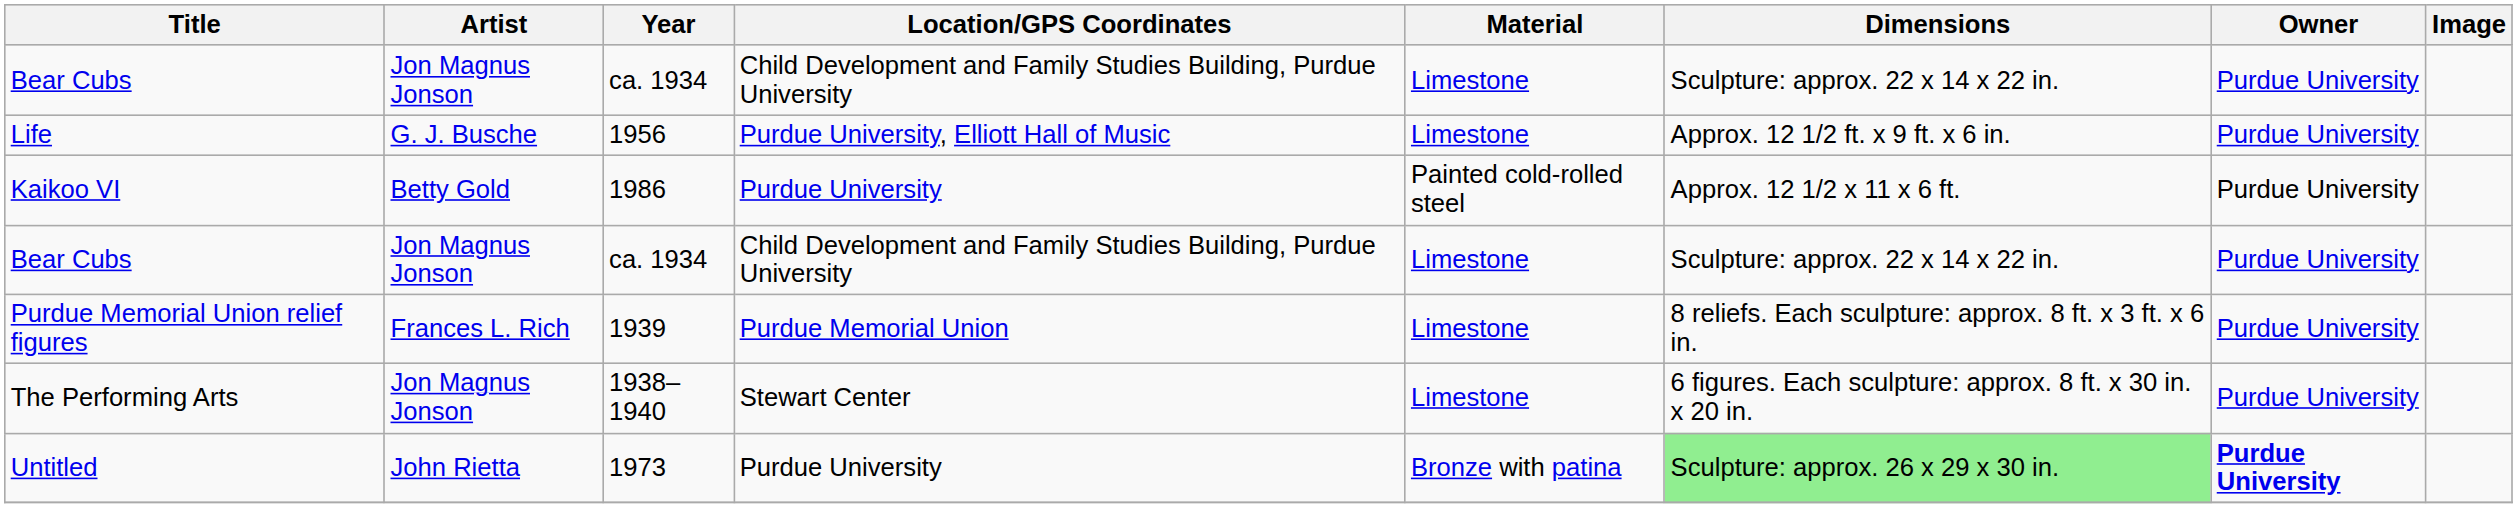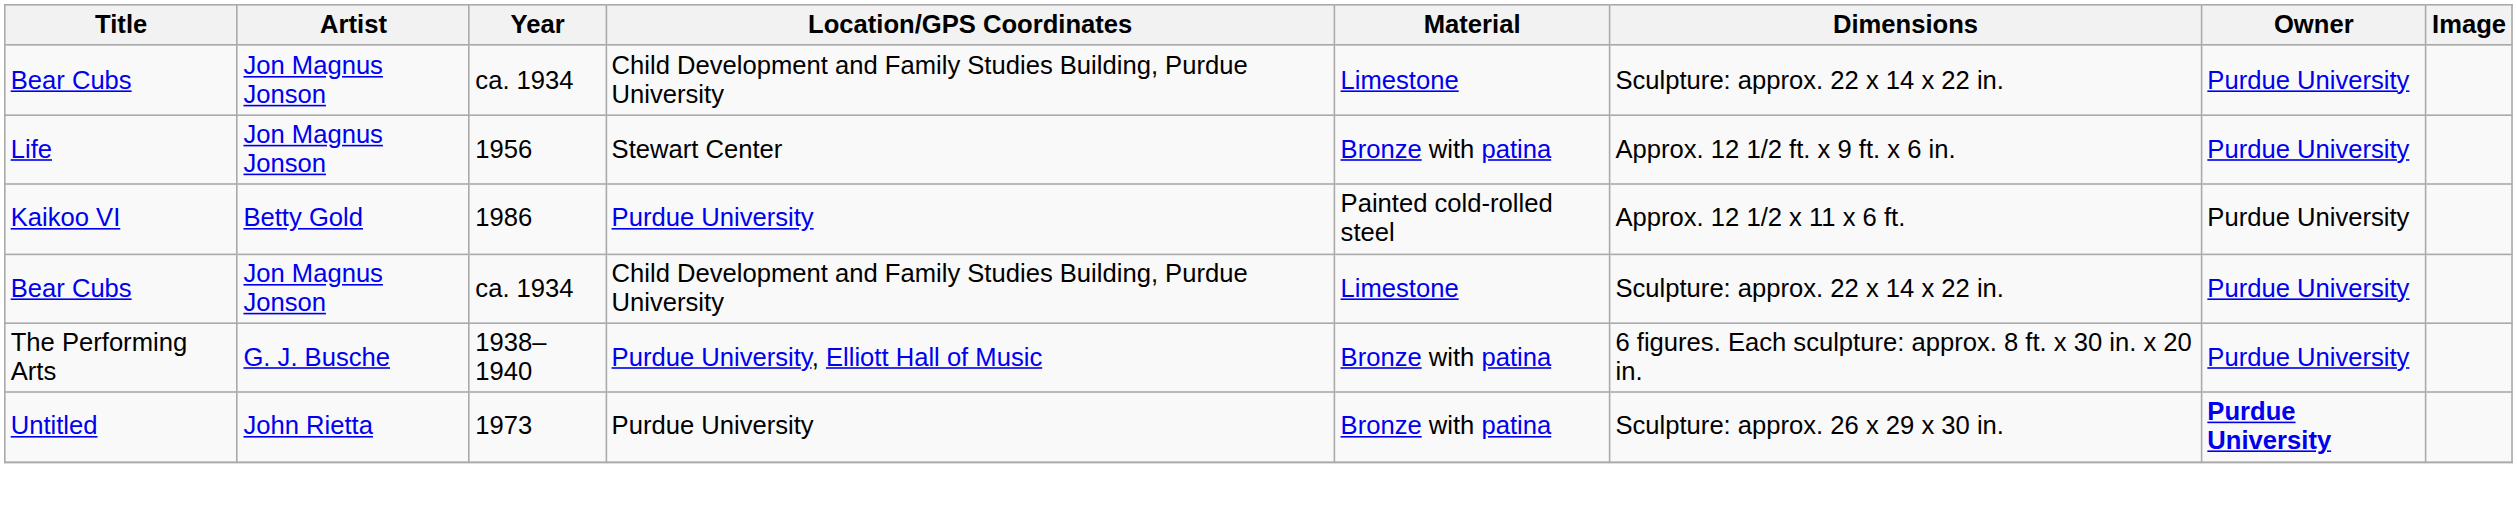(464, 134) G. J. Busche -> (313, 149) Jon Magnus Jonson
(955, 134) Purdue University, Elliott Hall of Music -> (697, 149) Stewart Center
(1470, 134) Limestone -> (1446, 149) Bronze with patina
- row: (176, 328)
(460, 398) Jon Magnus Jonson -> (317, 357) G. J. Busche
(825, 398) Stewart Center -> (827, 357) Purdue University, Elliott Hall of Music
(1470, 398) Limestone -> (1446, 357) Bronze with patina
(1865, 467) lightgreen background -> (1810, 426) no background
